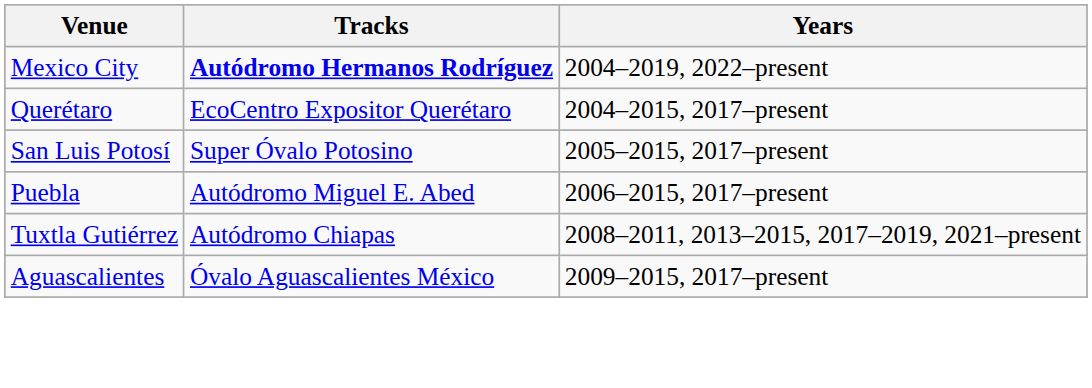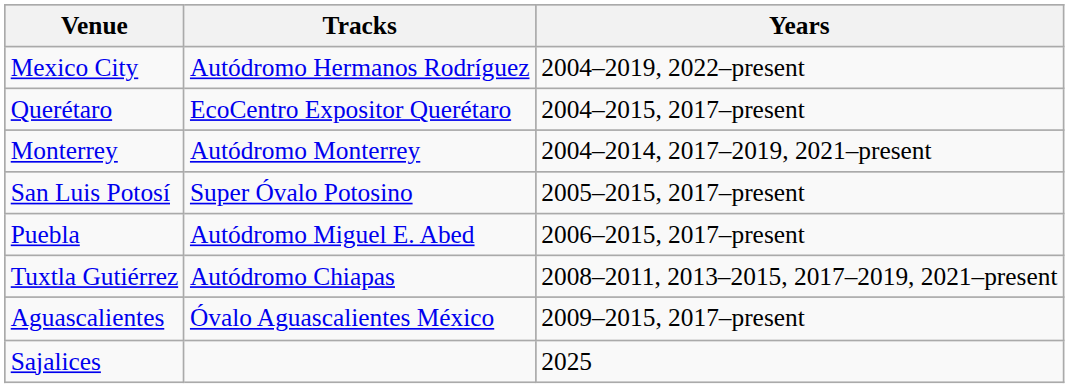(371, 67) bold -> (360, 67) normal
+ row: (64, 151)
+ row: (56, 360)
